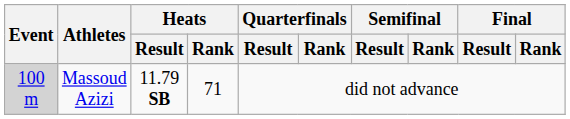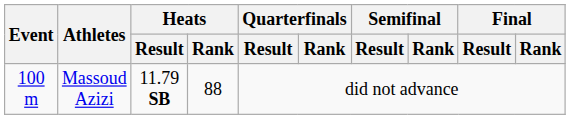(31, 89) lightgrey background -> (31, 89) no background
(213, 89) 71 -> (213, 89) 88
